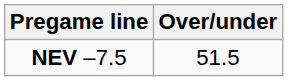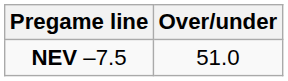(218, 57) 51.5 -> (218, 57) 51.0
